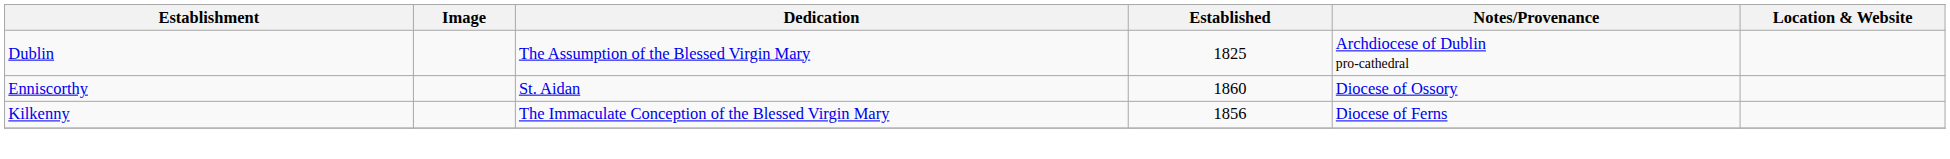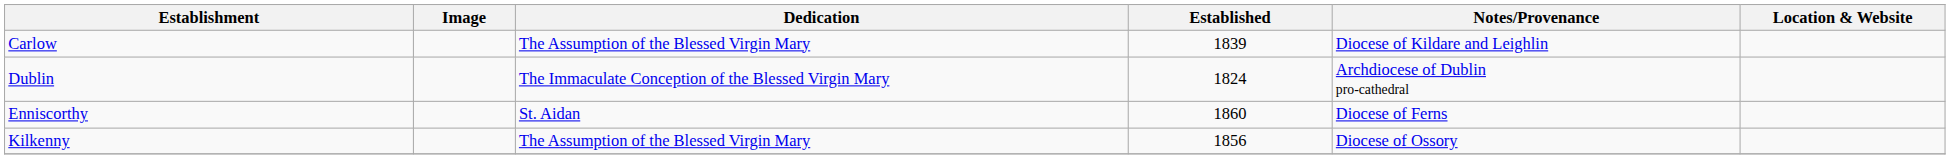+ row: (33, 43)
(665, 52) The Assumption of the Blessed Virgin Mary -> (704, 79) The Immaculate Conception of the Blessed Virgin Mary
(1230, 52) 1825 -> (1230, 79) 1824
(1397, 88) Diocese of Ossory -> (1392, 114) Diocese of Ferns
(704, 114) The Immaculate Conception of the Blessed Virgin Mary -> (665, 140) The Assumption of the Blessed Virgin Mary
(1392, 114) Diocese of Ferns -> (1397, 140) Diocese of Ossory
